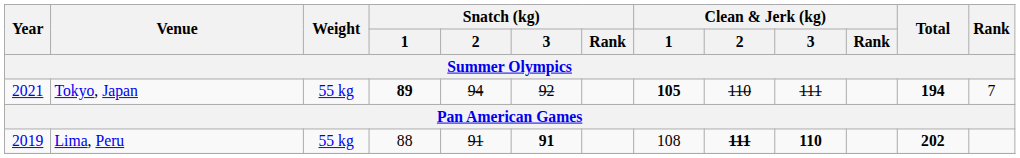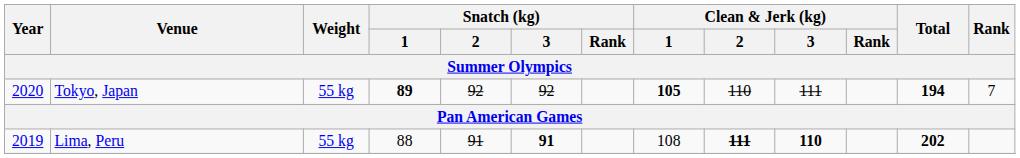(28, 91) 2021 -> (28, 91) 2020
(476, 91) 94 -> (476, 91) 92
